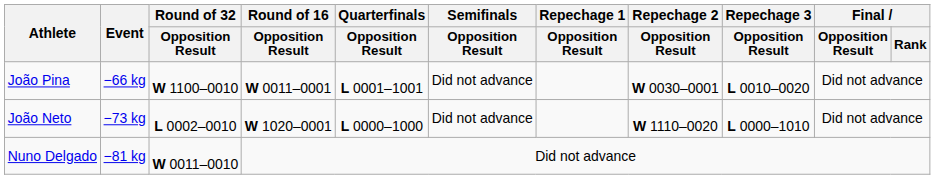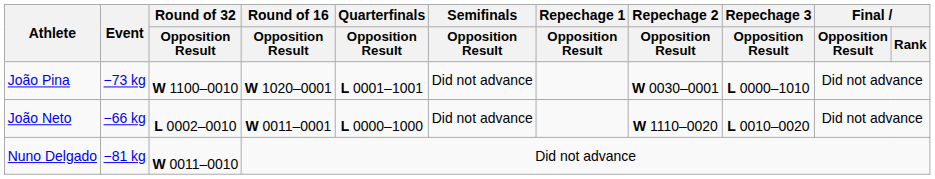(125, 81) −66 kg -> (125, 81) −73 kg
(288, 89) W 0011–0001 -> (288, 89) W 1020–0001
(768, 89) L 0010–0020 -> (768, 89) L 0000–1010
(125, 119) −73 kg -> (125, 119) −66 kg
(288, 126) W 1020–0001 -> (288, 126) W 0011–0001
(768, 126) L 0000–1010 -> (768, 126) L 0010–0020
